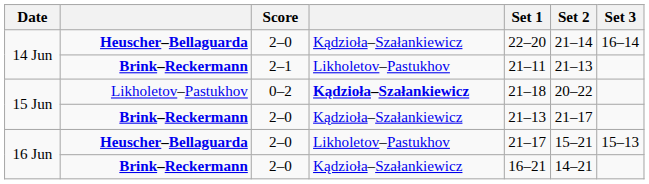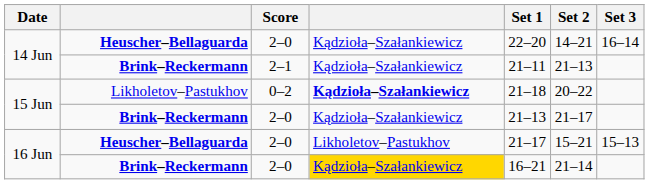(574, 42) 21–14 -> (574, 42) 14–21
(381, 67) Likholetov–Pastukhov -> (388, 67) Kądzioła–Szałankiewicz
(388, 166) no background -> (388, 166) gold background
(574, 166) 14–21 -> (574, 166) 21–14
